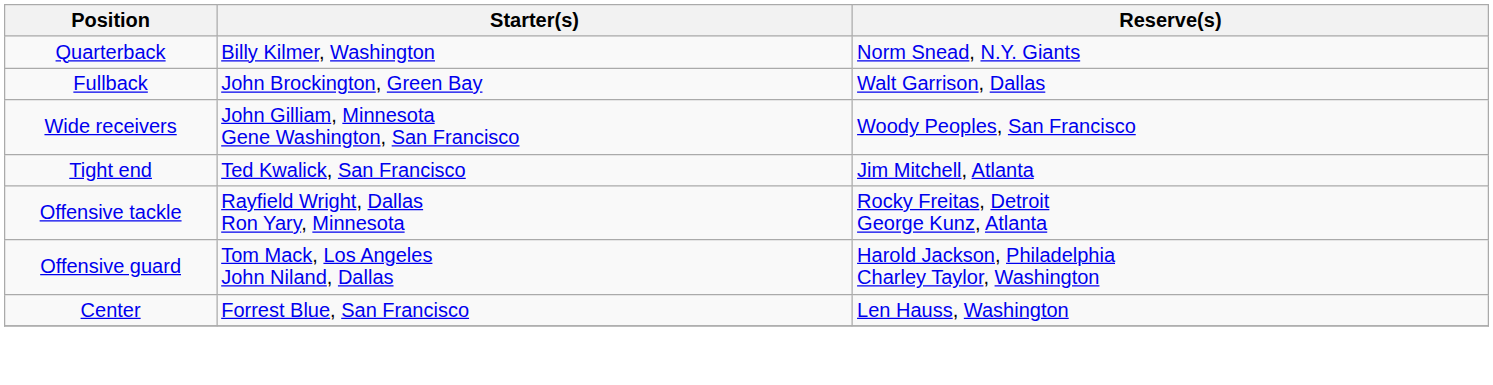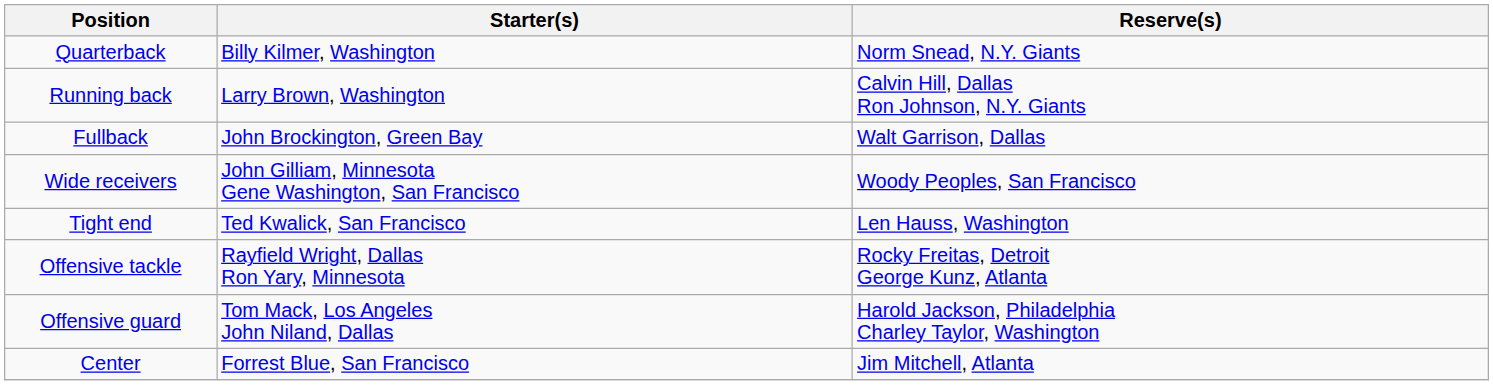+ row: (111, 95)
(945, 169) Jim Mitchell, Atlanta -> (963, 223) Len Hauss, Washington
(963, 309) Len Hauss, Washington -> (945, 364) Jim Mitchell, Atlanta
